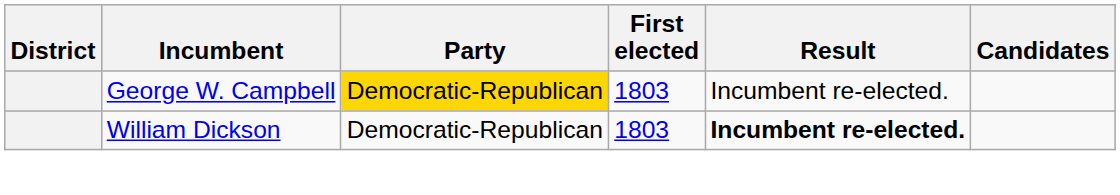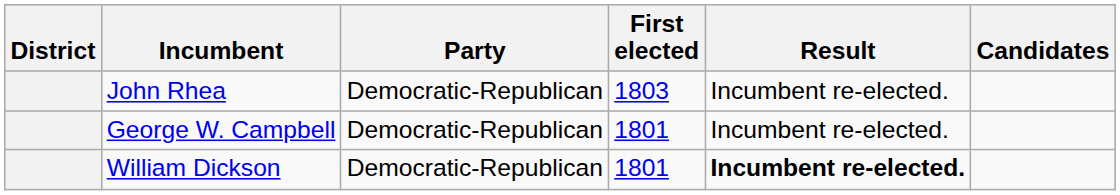+ row: (166, 90)
(475, 90) gold background -> (475, 129) no background
(642, 90) 1803 -> (642, 129) 1801
(642, 129) 1803 -> (642, 168) 1801
